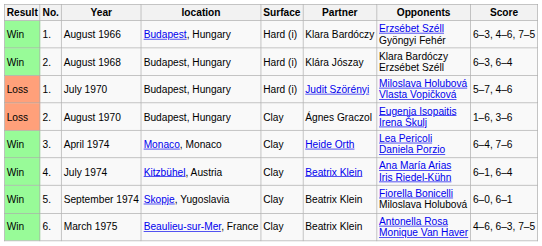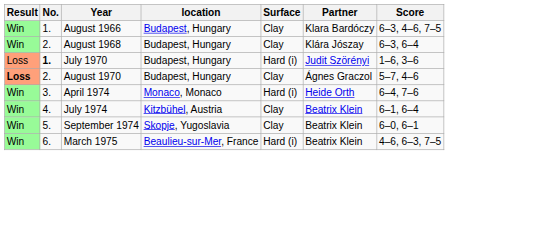- column: (424, 13)
(280, 34) Hard (i) -> (273, 29) Clay
(280, 62) Hard (i) -> (273, 45) Clay
(47, 89) normal -> (47, 61) bold
(493, 89) 5–7, 4–6 -> (399, 61) 1–6, 3–6
(17, 117) normal -> (19, 77) bold
(493, 117) 1–6, 3–6 -> (399, 77) 5–7, 4–6
(273, 144) Clay -> (280, 93) Hard (i)
(273, 227) Clay -> (280, 142) Hard (i)
